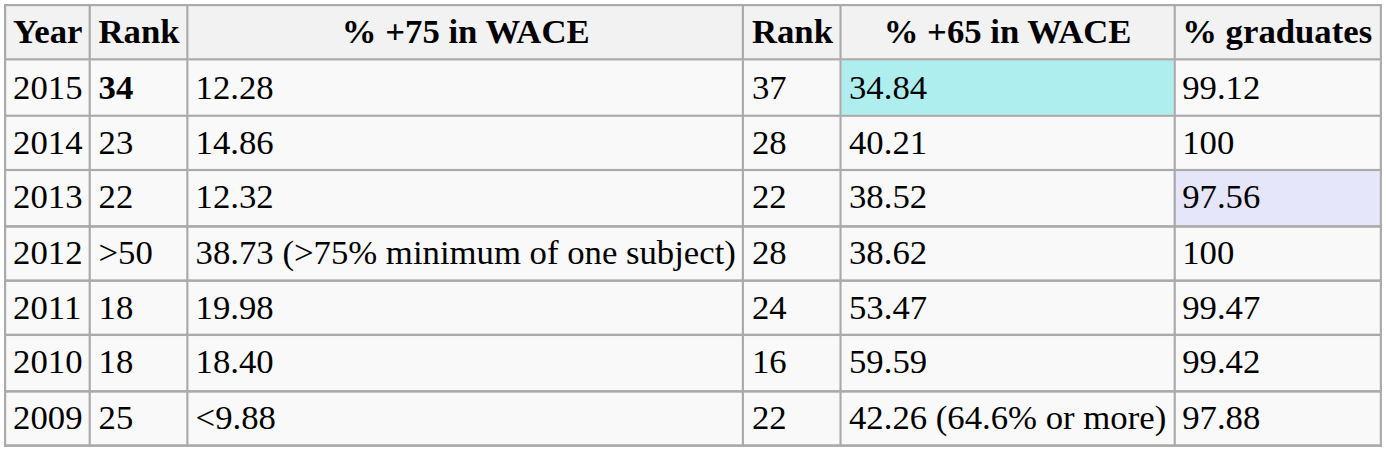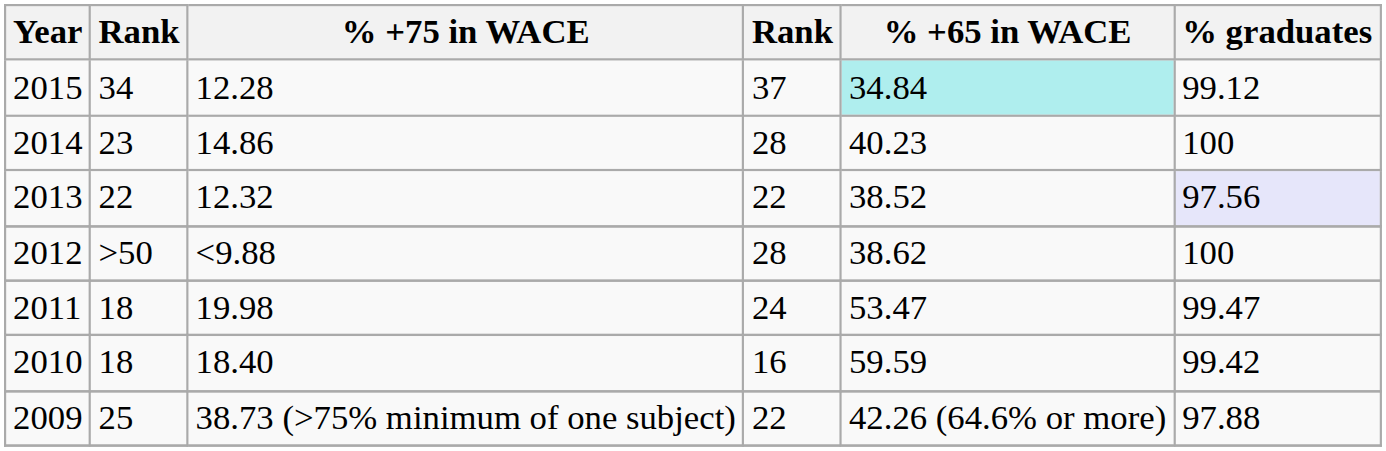(116, 87) bold -> (116, 87) normal
(888, 142) 40.21 -> (888, 142) 40.23
(466, 252) 38.73 (>75% minimum of one subject) -> (236, 252) <9.88
(236, 417) <9.88 -> (466, 417) 38.73 (>75% minimum of one subject)
